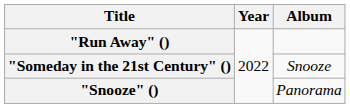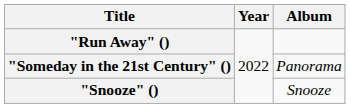(309, 66) Snooze -> (309, 66) Panorama
(309, 90) Panorama -> (309, 90) Snooze
